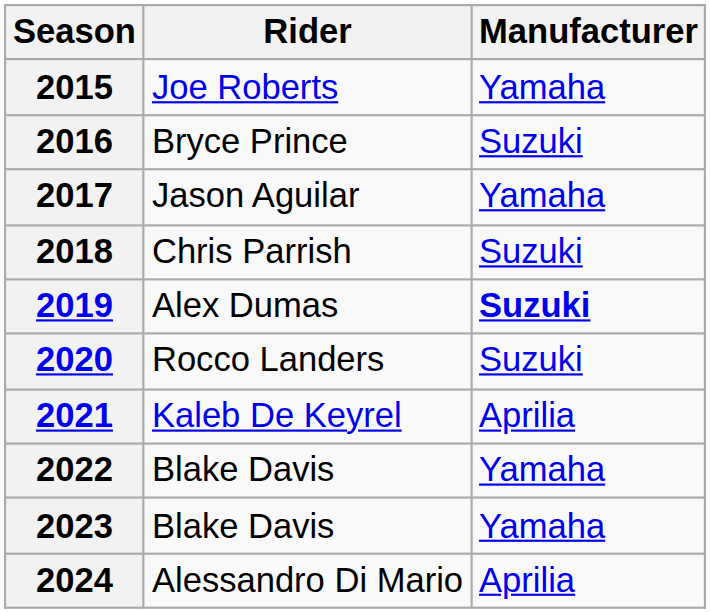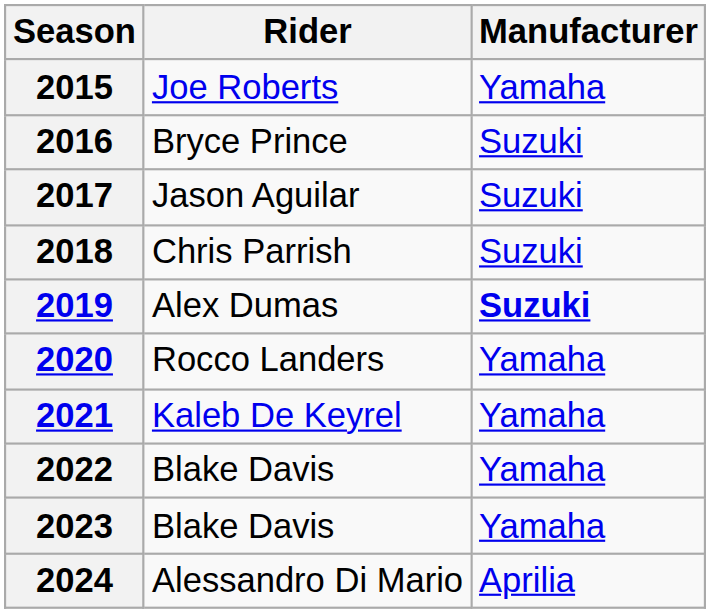(542, 196) Yamaha -> (531, 196) Suzuki
(531, 360) Suzuki -> (542, 360) Yamaha
(527, 415) Aprilia -> (542, 415) Yamaha
